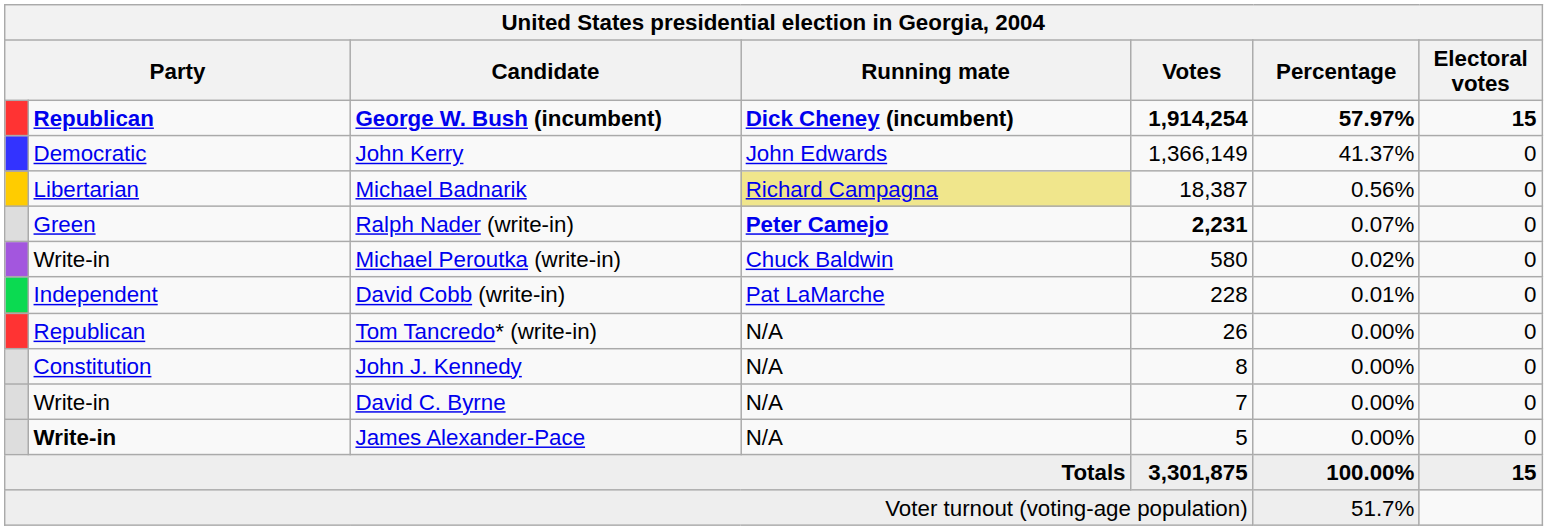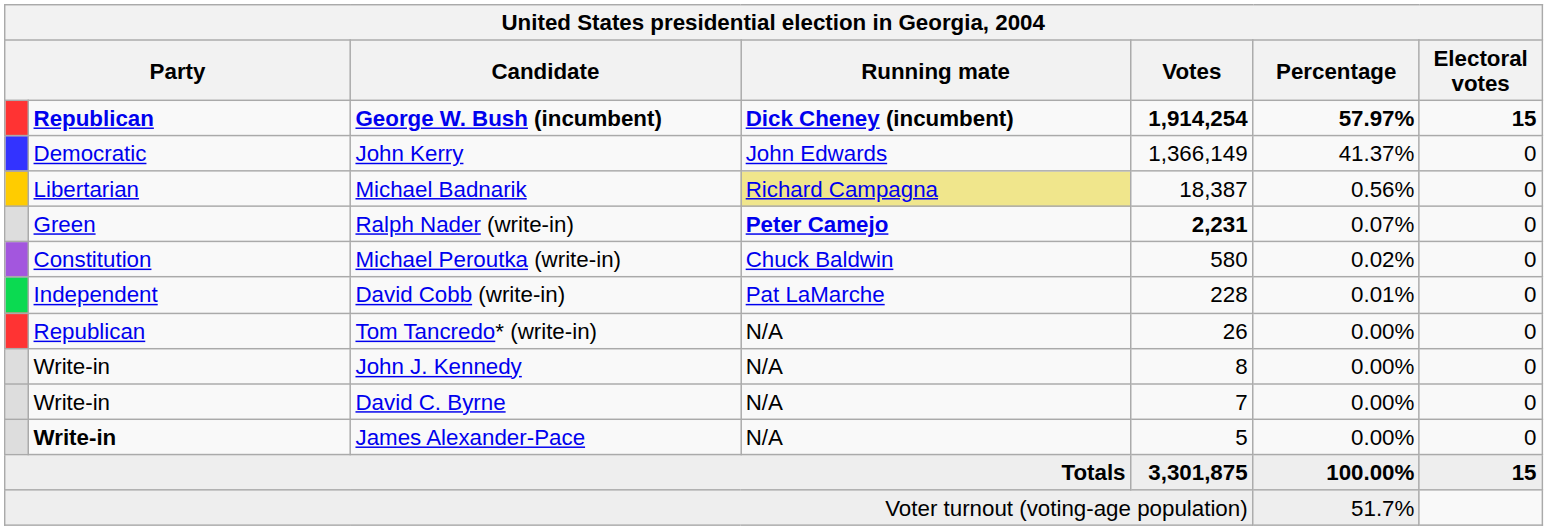(72, 260) Write-in -> (92, 260) Constitution
(92, 366) Constitution -> (72, 366) Write-in
